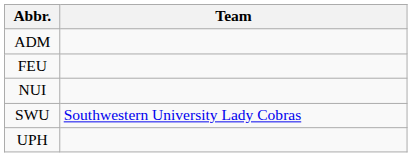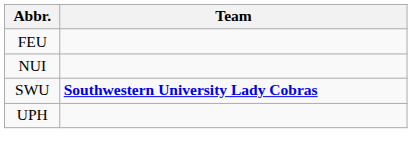- row: (32, 41)
(182, 115) normal -> (191, 90) bold
